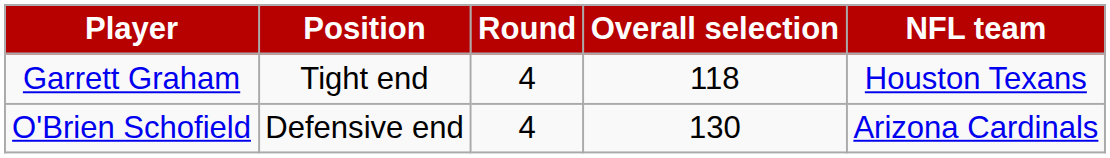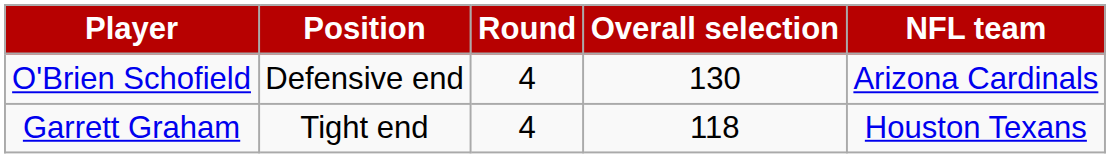rows swapped: (132, 78) <-> (132, 127)
